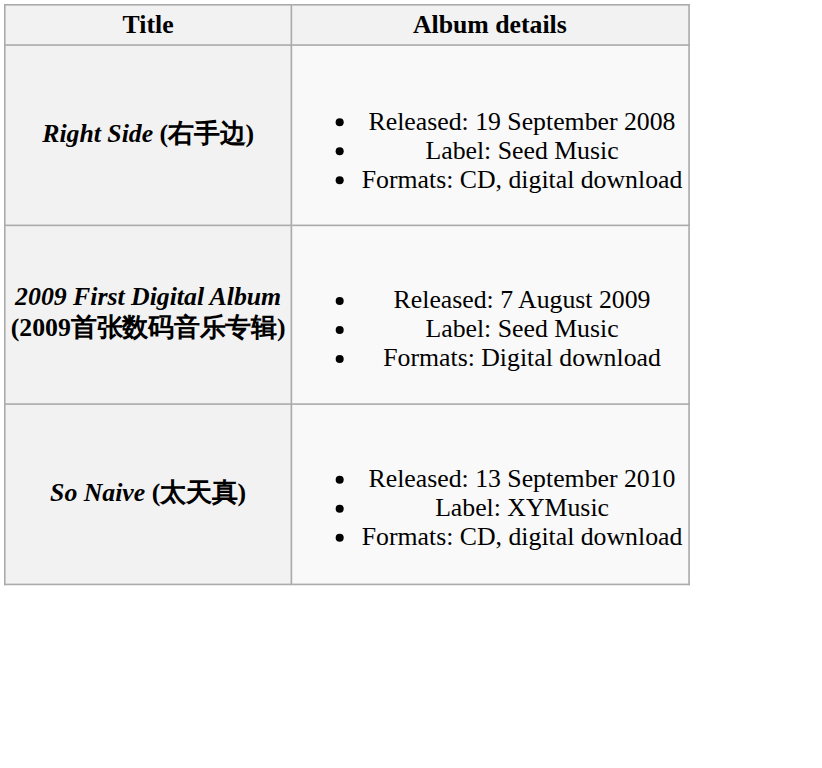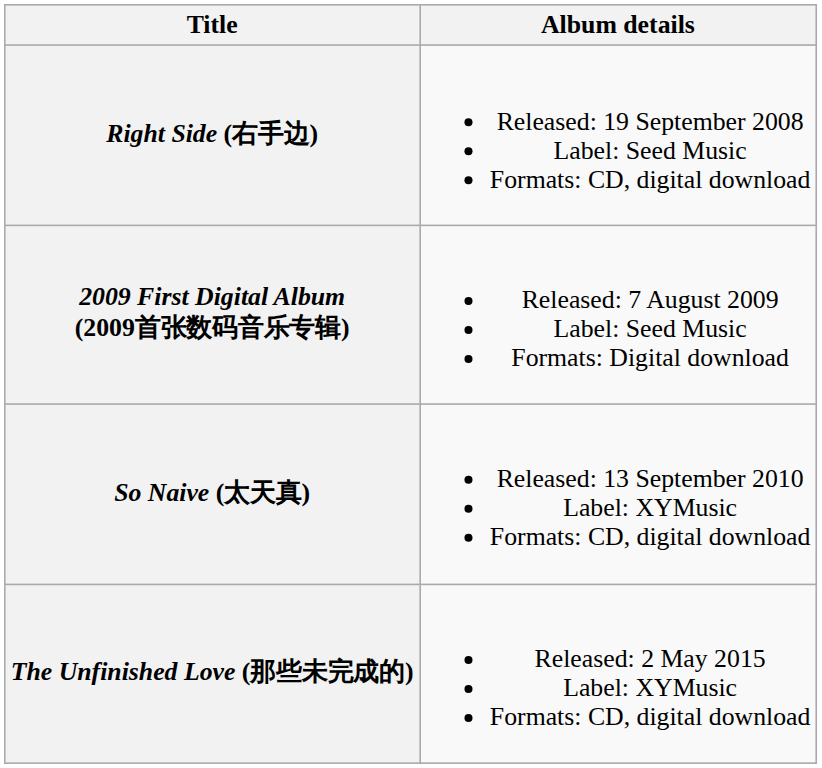+ row: (212, 672)
